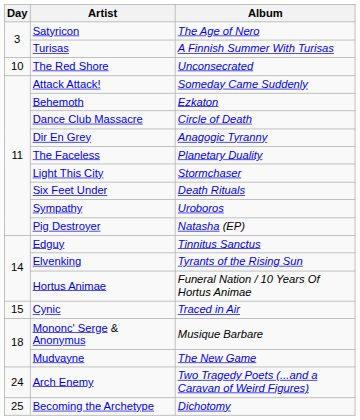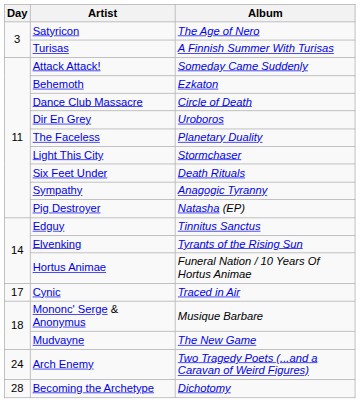- row: (71, 66)
(223, 137) Anagogic Tyranny -> (201, 119) Uroboros
(201, 208) Uroboros -> (223, 191) Anagogic Tyranny
(17, 310) 15 -> (17, 292) 17
(17, 406) 25 -> (17, 388) 28
